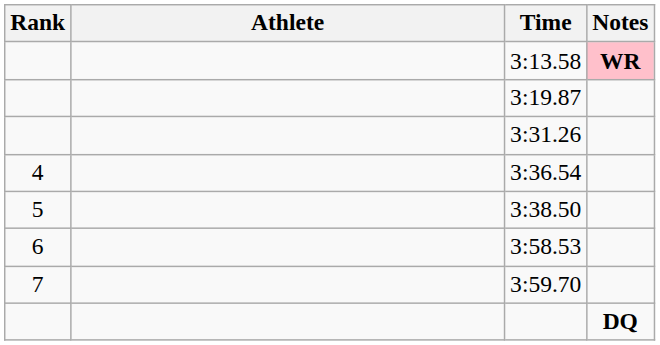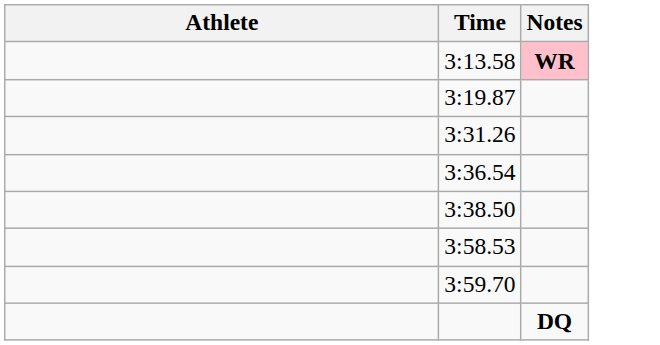- column: (38, 23)
